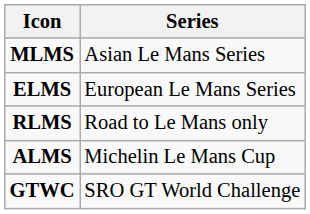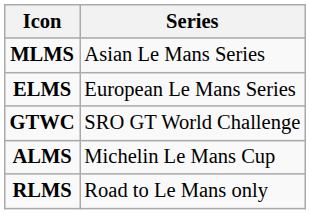rows swapped: (42, 190) <-> (42, 122)
